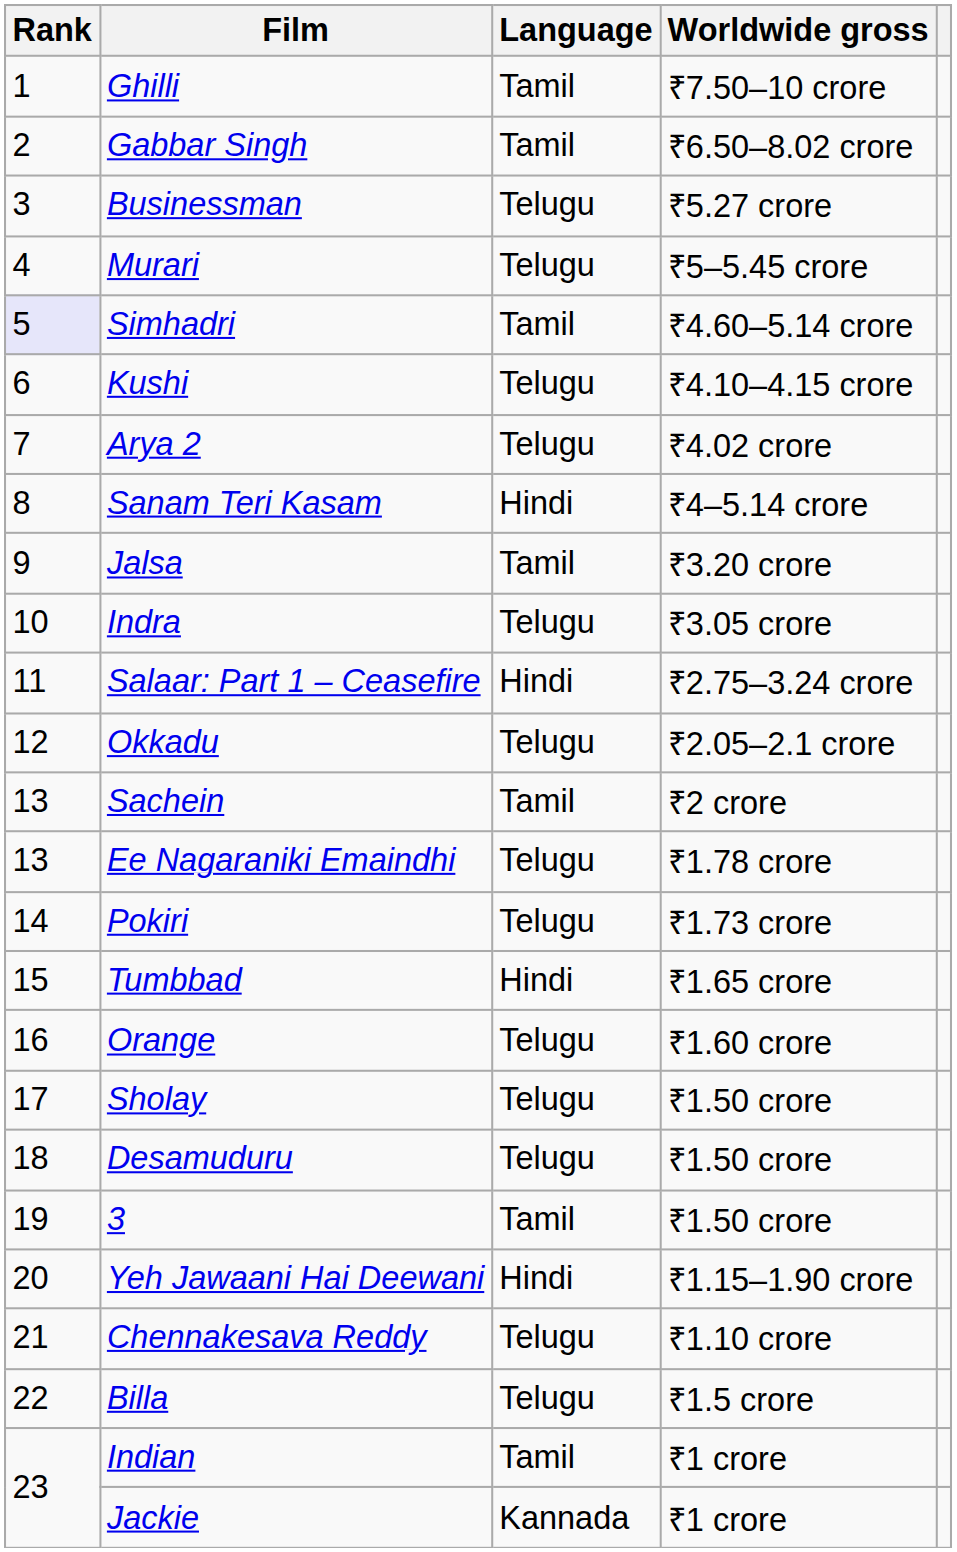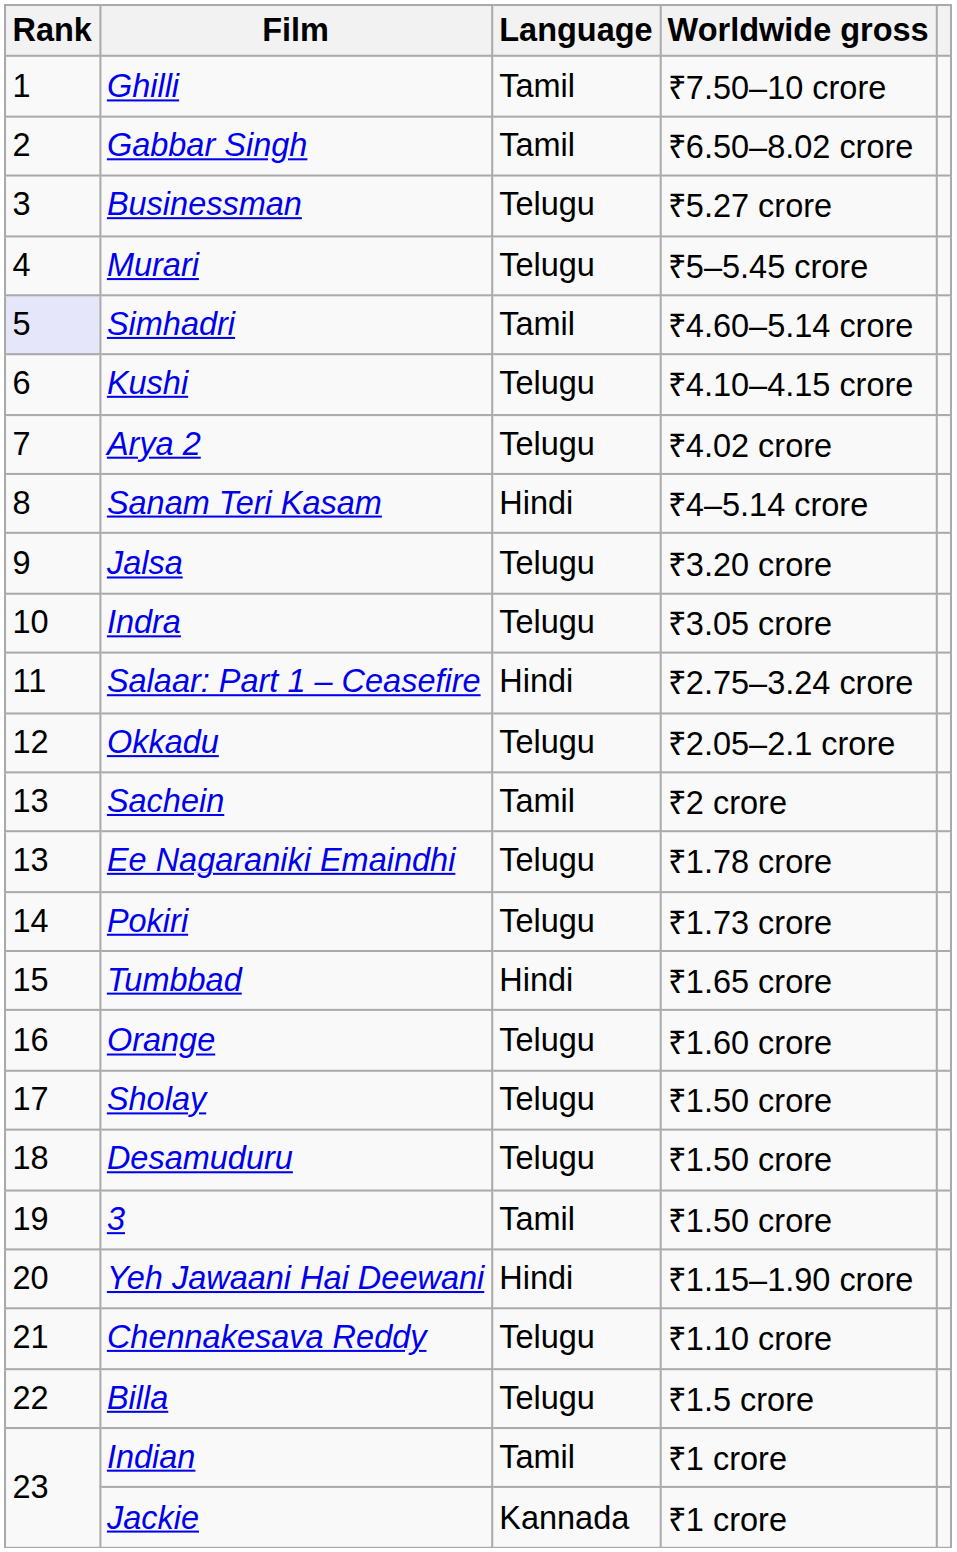(537, 562) Tamil -> (547, 562) Telugu
